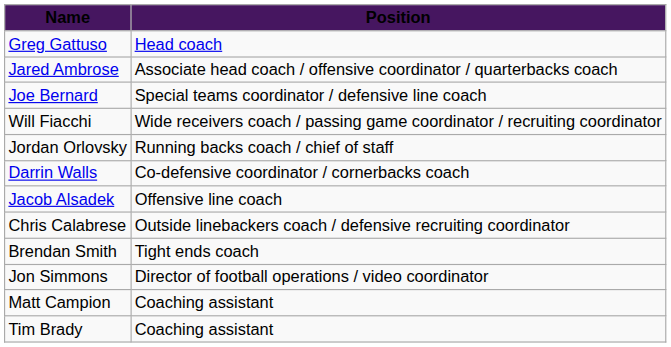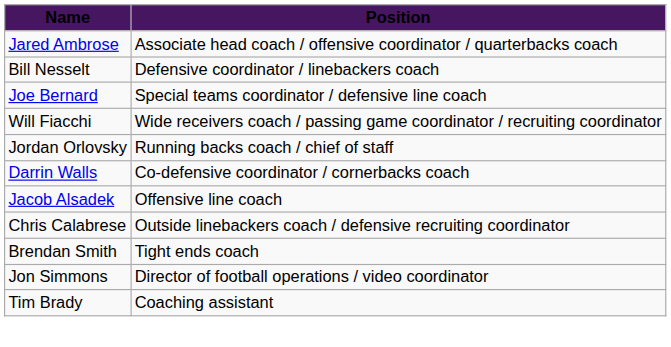- row: (58, 44)
+ row: (49, 70)
- row: (59, 303)
